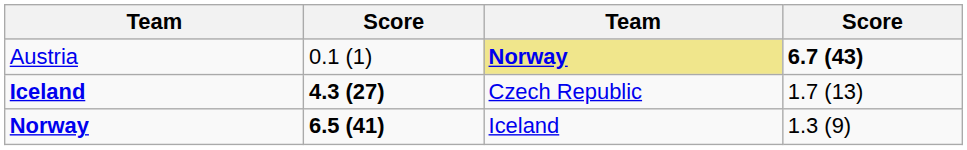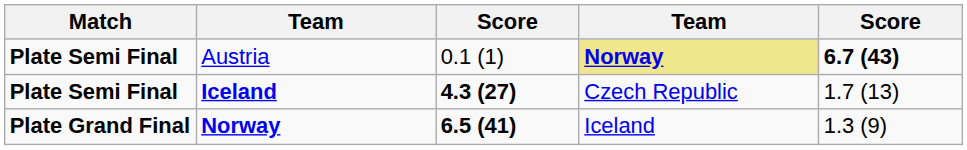+ column: (100, 21)
